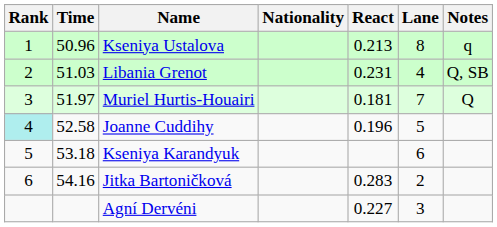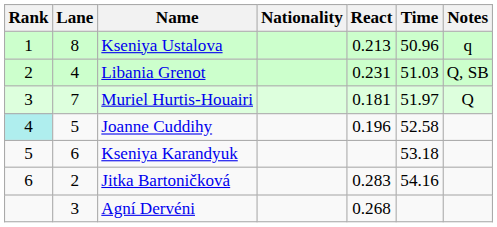columns swapped: (420, 18) <-> (76, 18)
(373, 208) 0.227 -> (372, 208) 0.268
